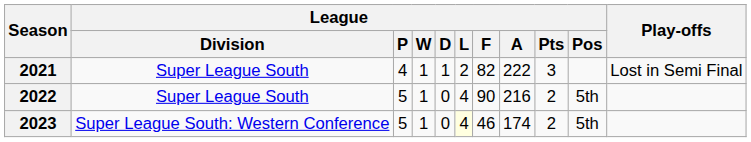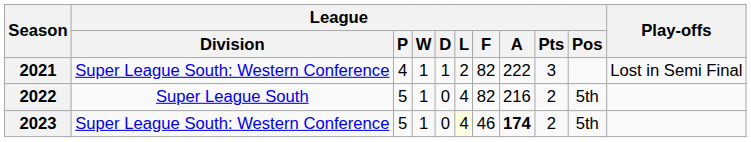(232, 70) Super League South -> (232, 70) Super League South: Western Conference
(486, 96) 90 -> (486, 96) 82
(517, 123) normal -> (517, 123) bold
